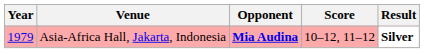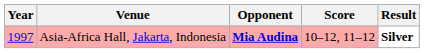(20, 36) 1979 -> (20, 36) 1997
